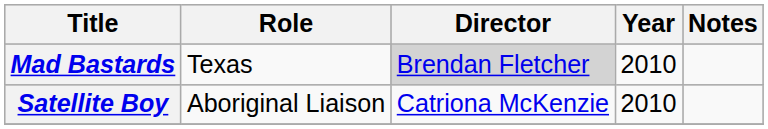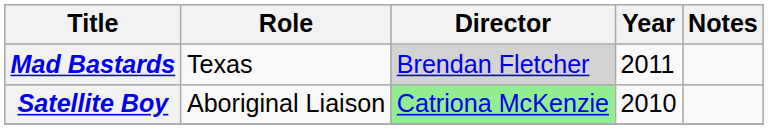(649, 64) 2010 -> (648, 64) 2011
(503, 104) no background -> (503, 104) lightgreen background
